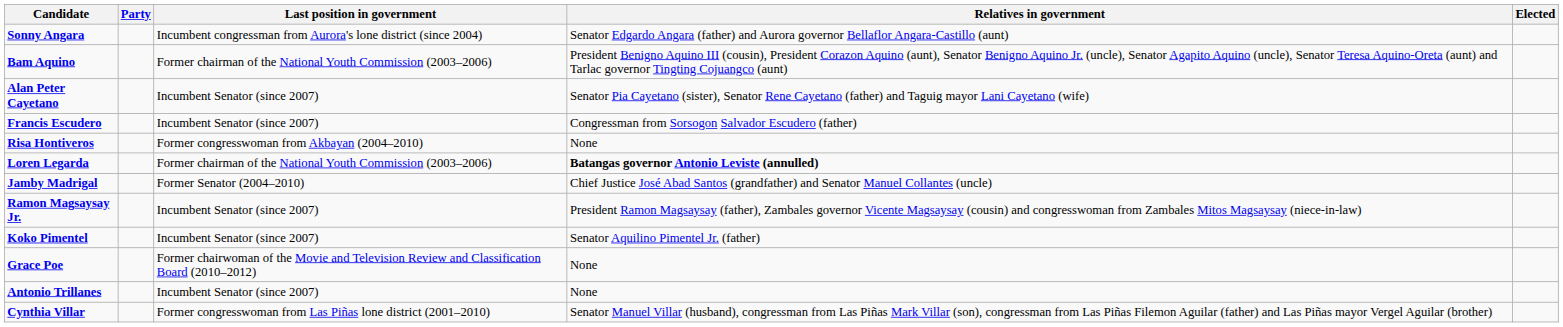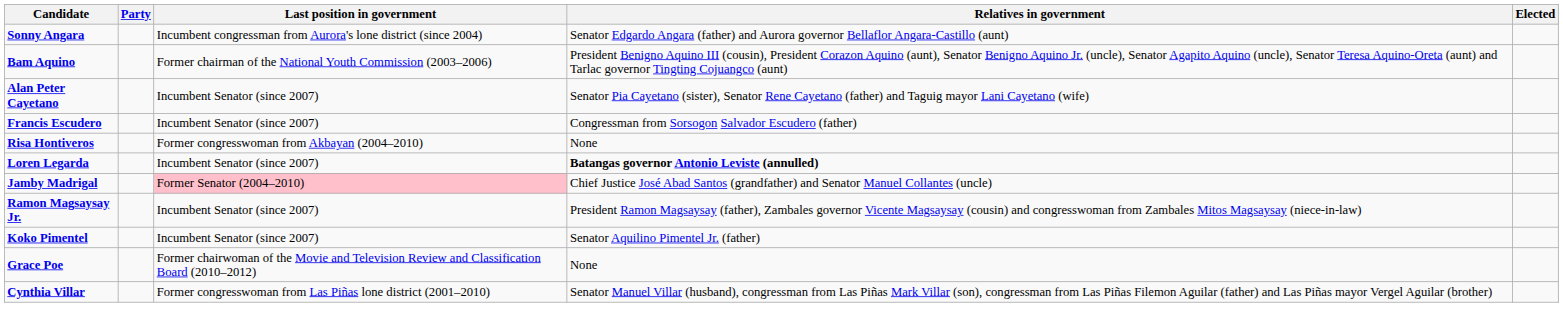(324, 163) Former chairman of the National Youth Commission (2003–2006) -> (238, 163) Incumbent Senator (since 2007)
(230, 183) no background -> (230, 183) pink background
- row: (54, 291)
